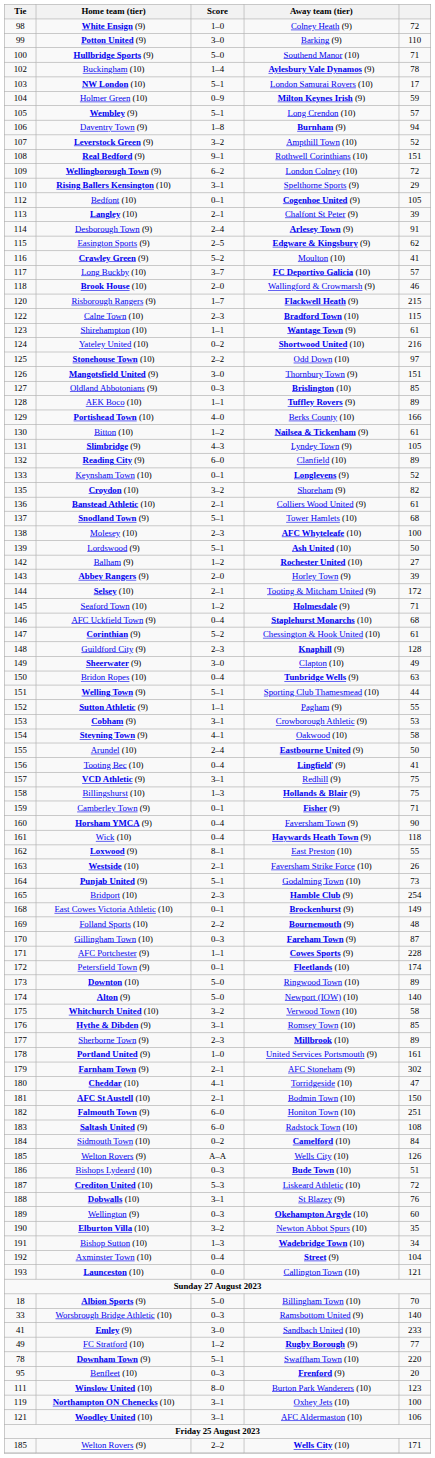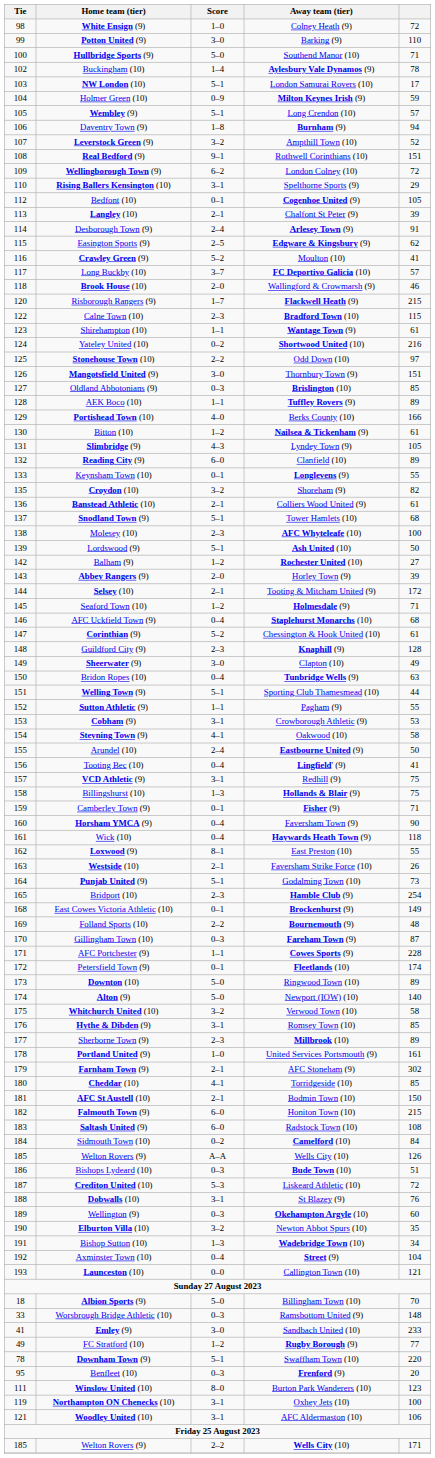(415, 475) 52 -> (415, 475) 55
(415, 1084) 47 -> (415, 1084) 85
(415, 1113) 251 -> (415, 1113) 215
(415, 1316) 140 -> (415, 1316) 148
